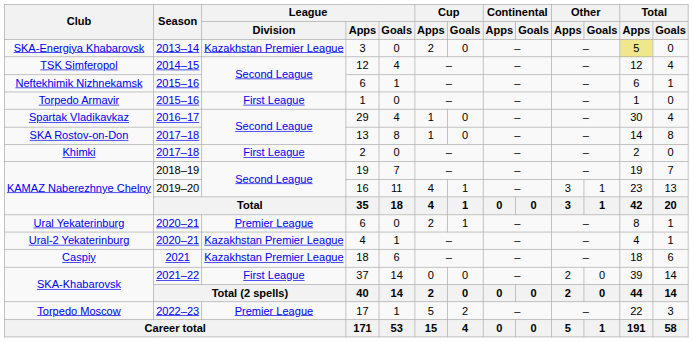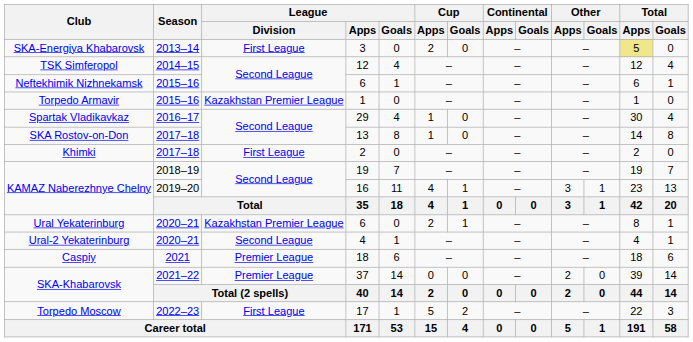(274, 48) Kazakhstan Premier League -> (274, 48) First League
(274, 100) First League -> (274, 100) Kazakhstan Premier League
(274, 223) Premier League -> (274, 223) Kazakhstan Premier League
(274, 240) Kazakhstan Premier League -> (274, 240) Second League
(274, 258) Kazakhstan Premier League -> (274, 258) Premier League
(274, 275) First League -> (274, 275) Premier League
(274, 310) Premier League -> (274, 310) First League
